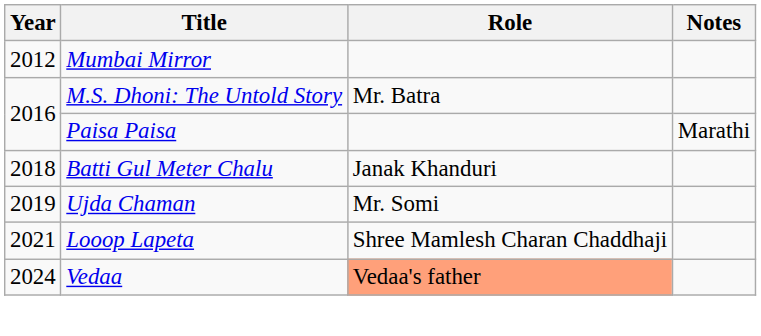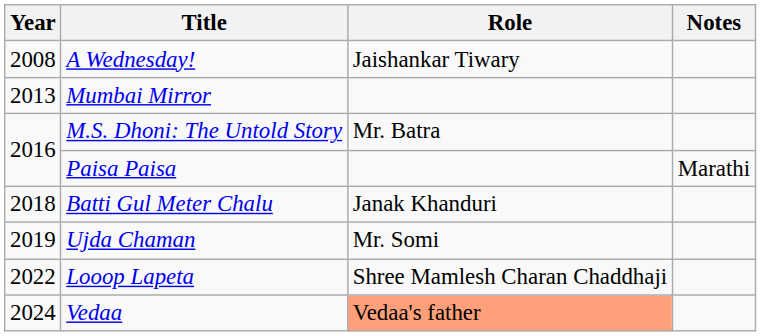+ row: (131, 58)
(33, 58) 2012 -> (33, 95) 2013
(33, 240) 2021 -> (33, 276) 2022
